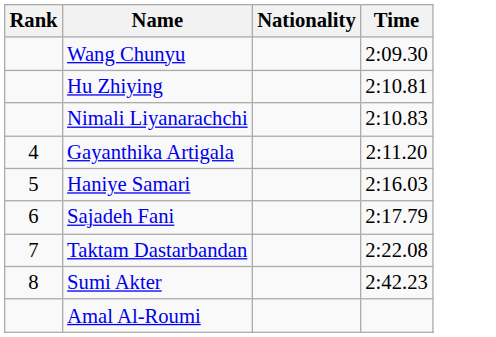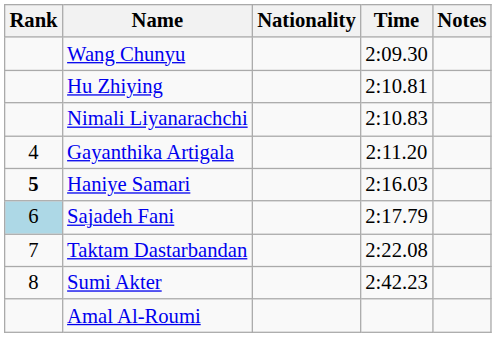+ column: (462, 20)
(33, 184) normal -> (33, 184) bold
(33, 217) no background -> (33, 217) lightblue background
